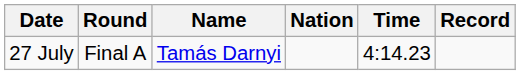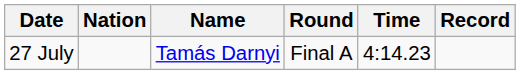columns swapped: (115, 20) <-> (322, 20)
